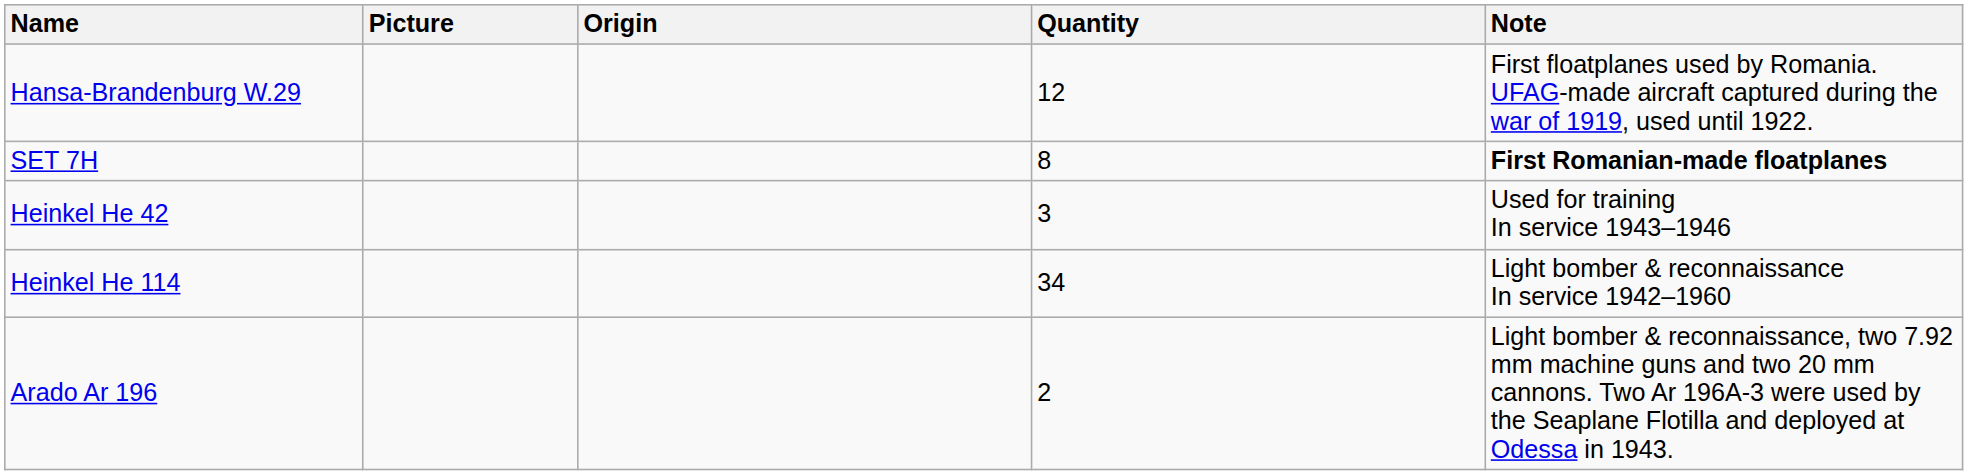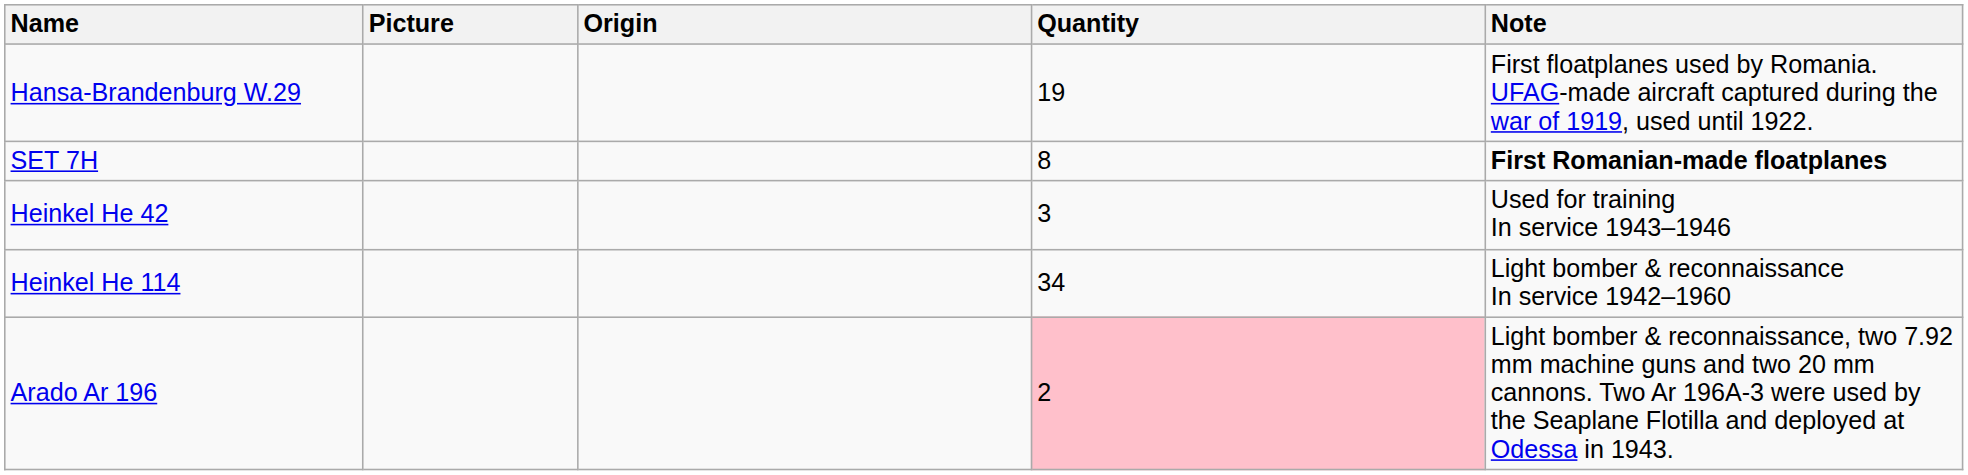(1051, 92) 12 -> (1051, 92) 19
(1044, 393) no background -> (1044, 393) pink background
